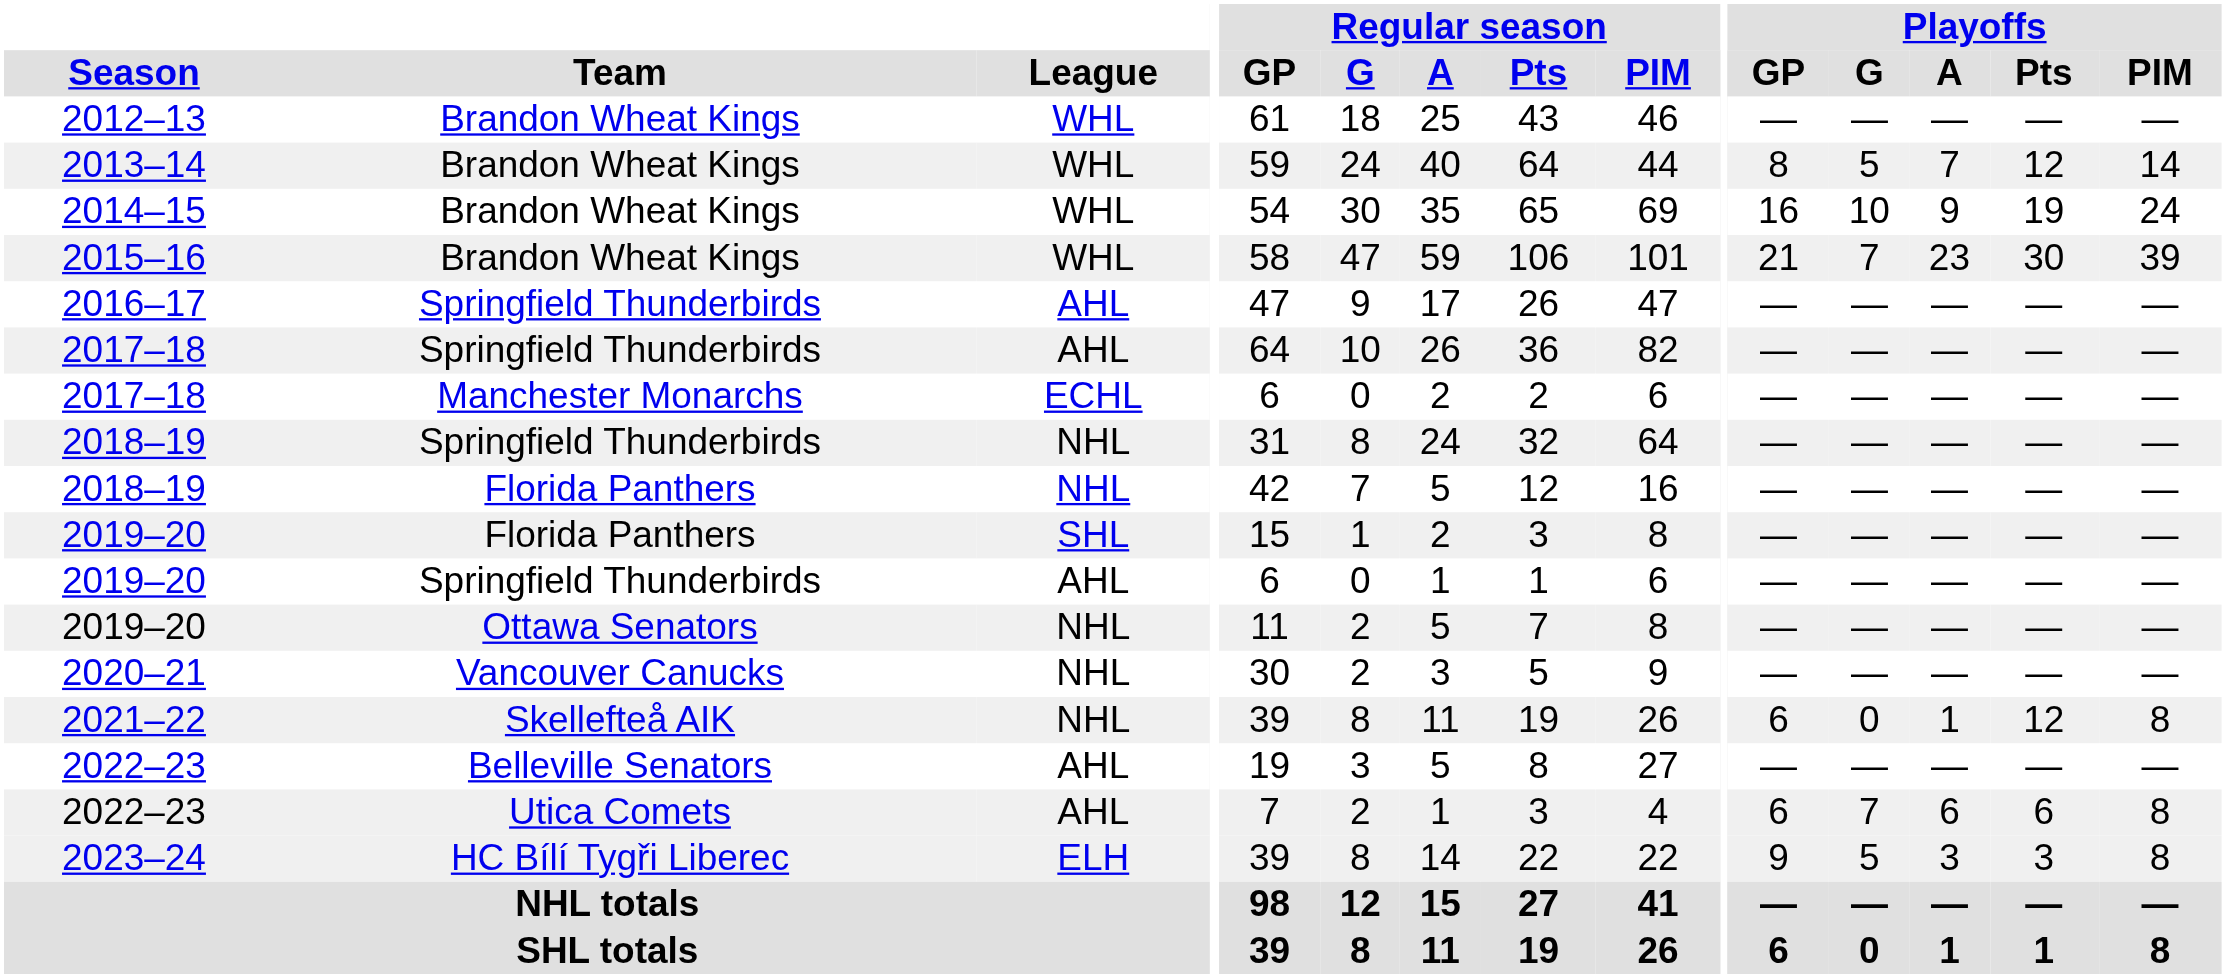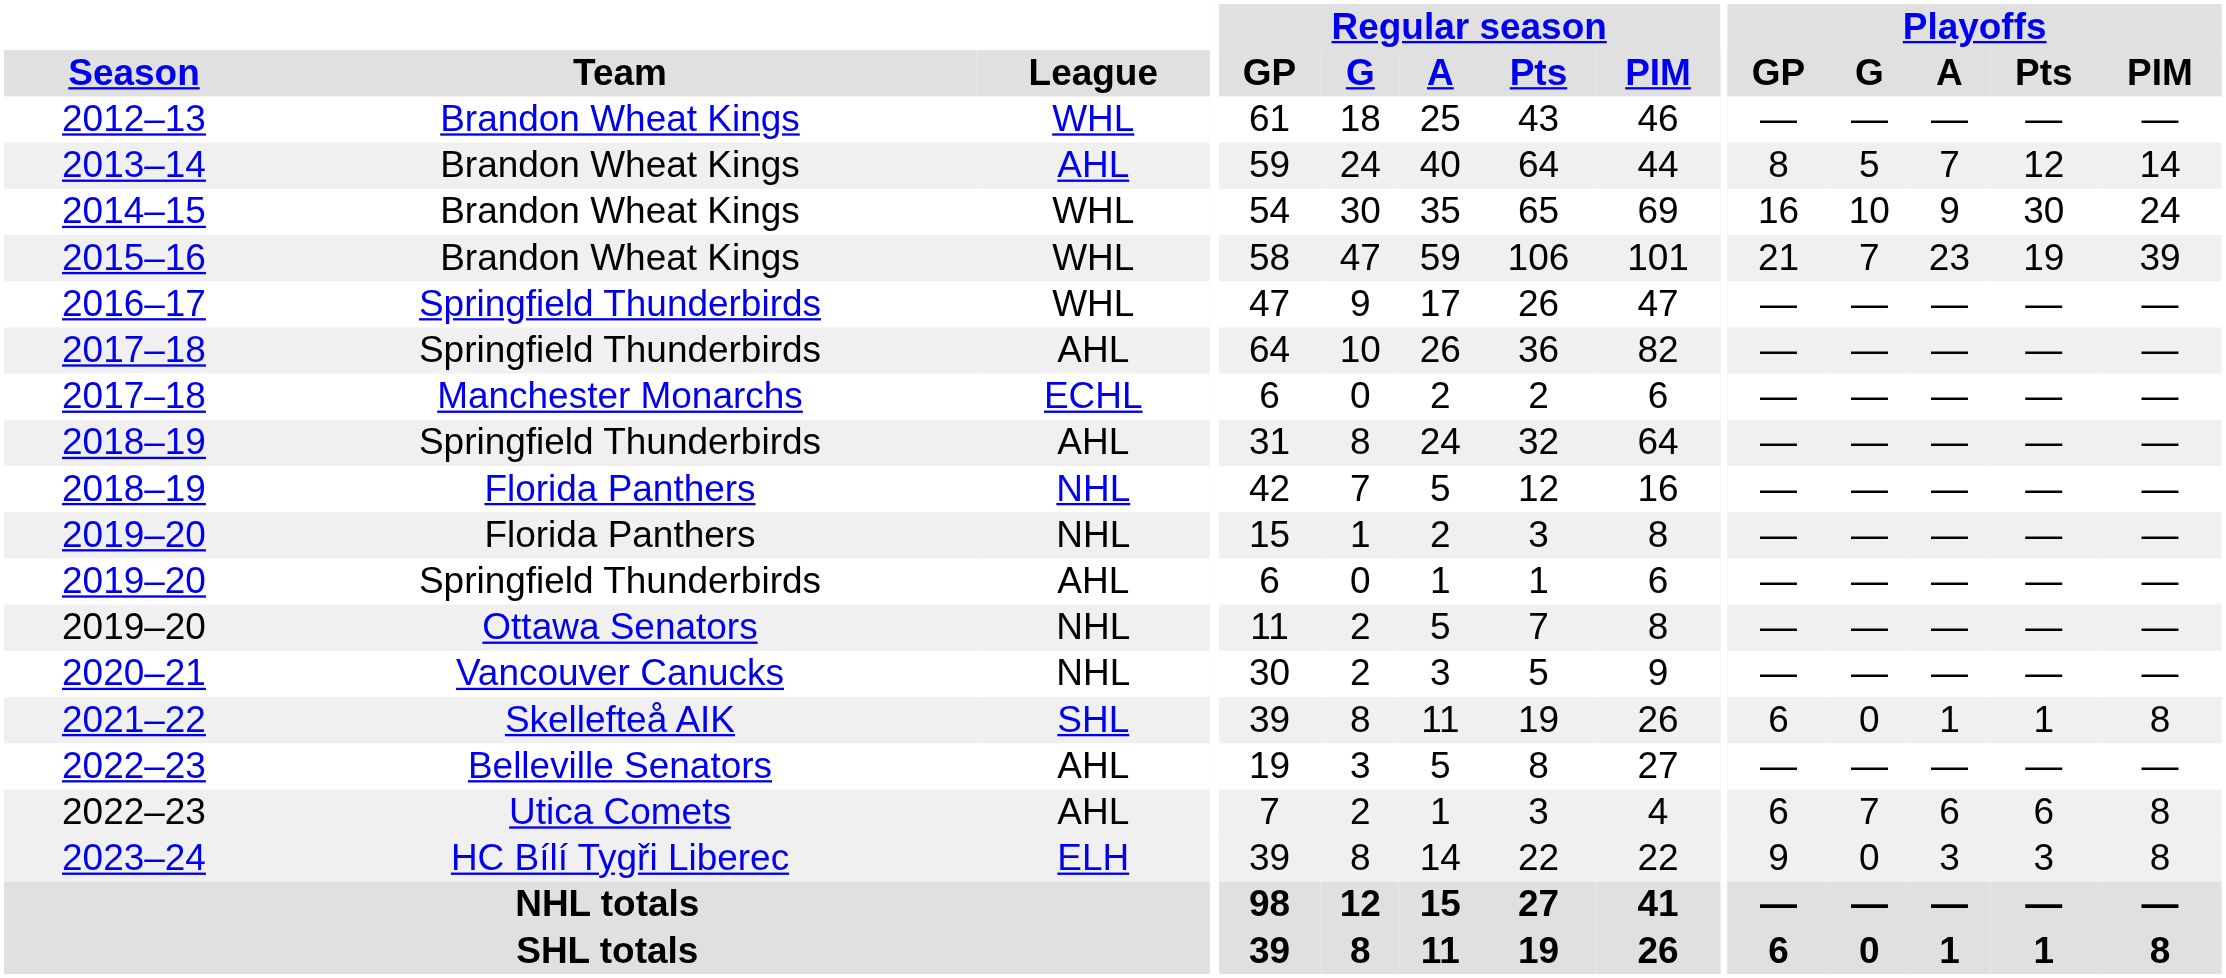(1093, 165) WHL -> (1093, 165) AHL
(2044, 211) 19 -> (2044, 211) 30
(2044, 257) 30 -> (2044, 257) 19
(1093, 303) AHL -> (1093, 303) WHL
(1093, 442) NHL -> (1093, 442) AHL
(1093, 534) SHL -> (1093, 534) NHL
(1093, 719) NHL -> (1093, 719) SHL
(2044, 719) 12 -> (2044, 719) 1
(1869, 858) 5 -> (1869, 858) 0
